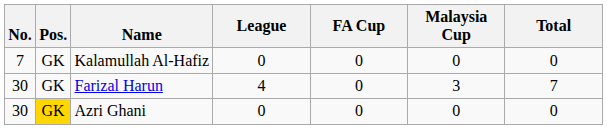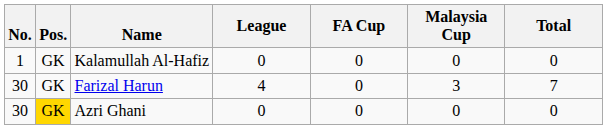(20, 60) 7 -> (20, 60) 1
